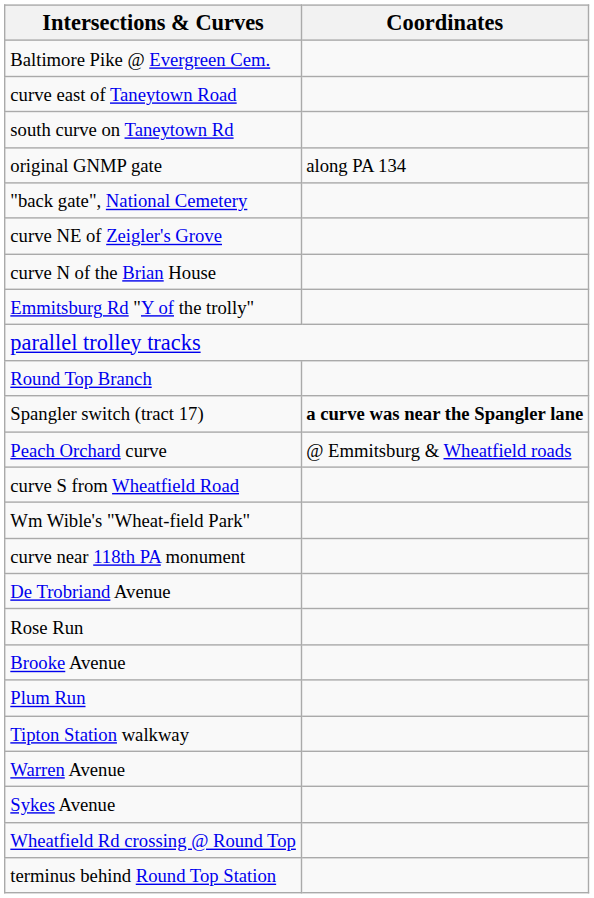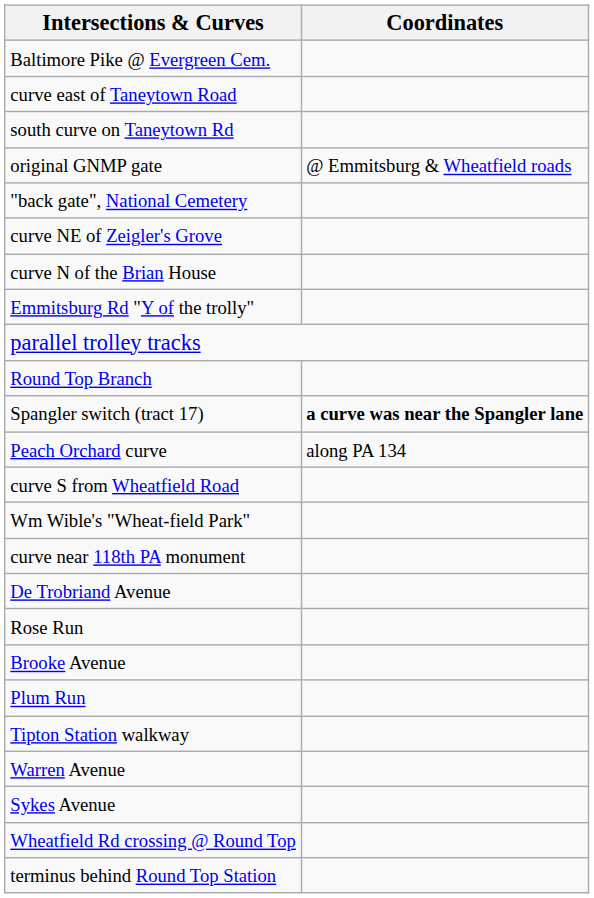(356, 166) along PA 134 -> (439, 166) @ Emmitsburg & Wheatfield roads
(439, 450) @ Emmitsburg & Wheatfield roads -> (356, 450) along PA 134
